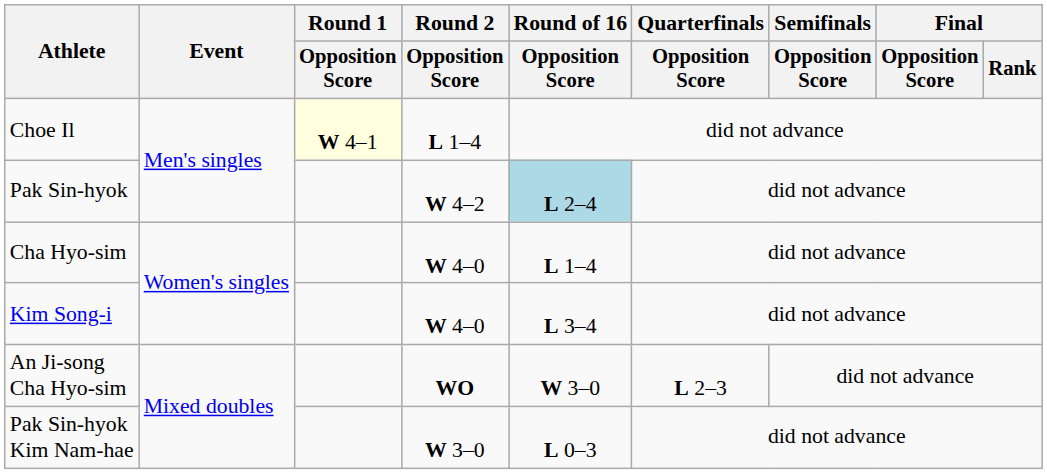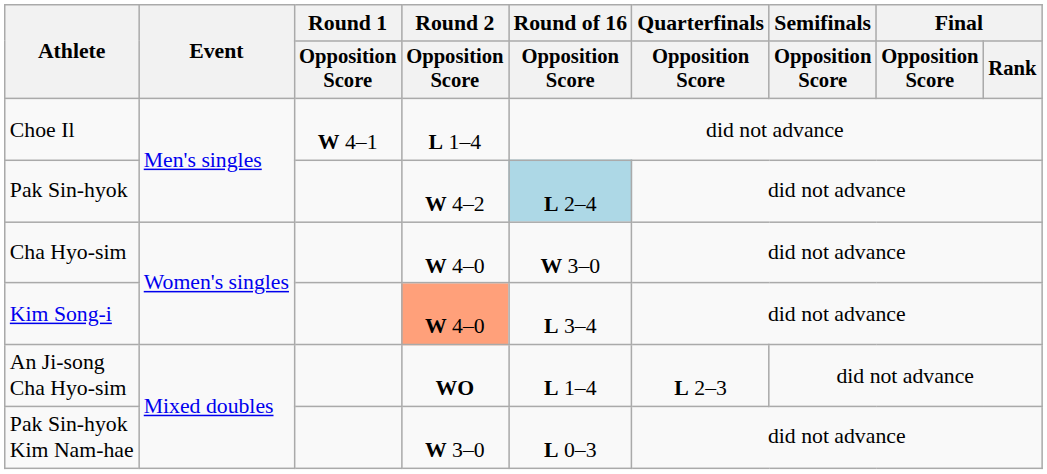(348, 142) lightyellow background -> (348, 142) no background
(570, 265) L 1–4 -> (570, 265) W 3–0
(455, 327) no background -> (455, 327) lightsalmon background
(570, 388) W 3–0 -> (570, 388) L 1–4
